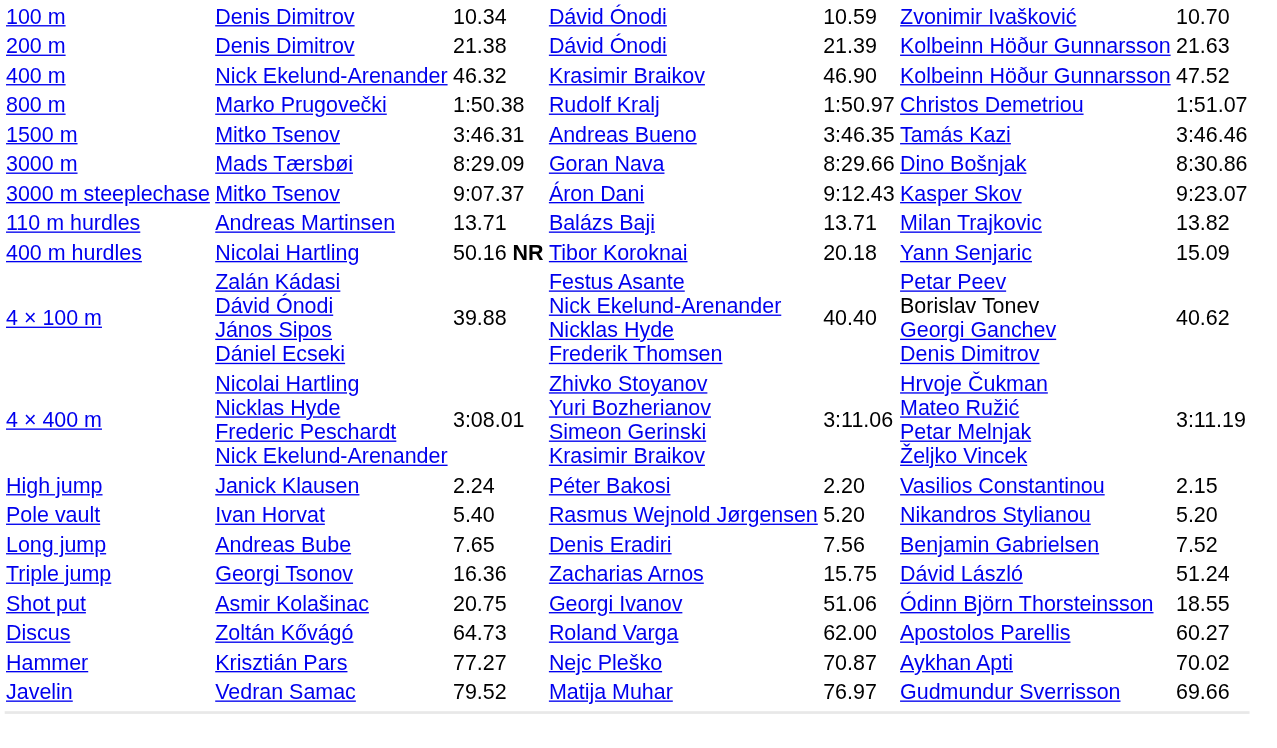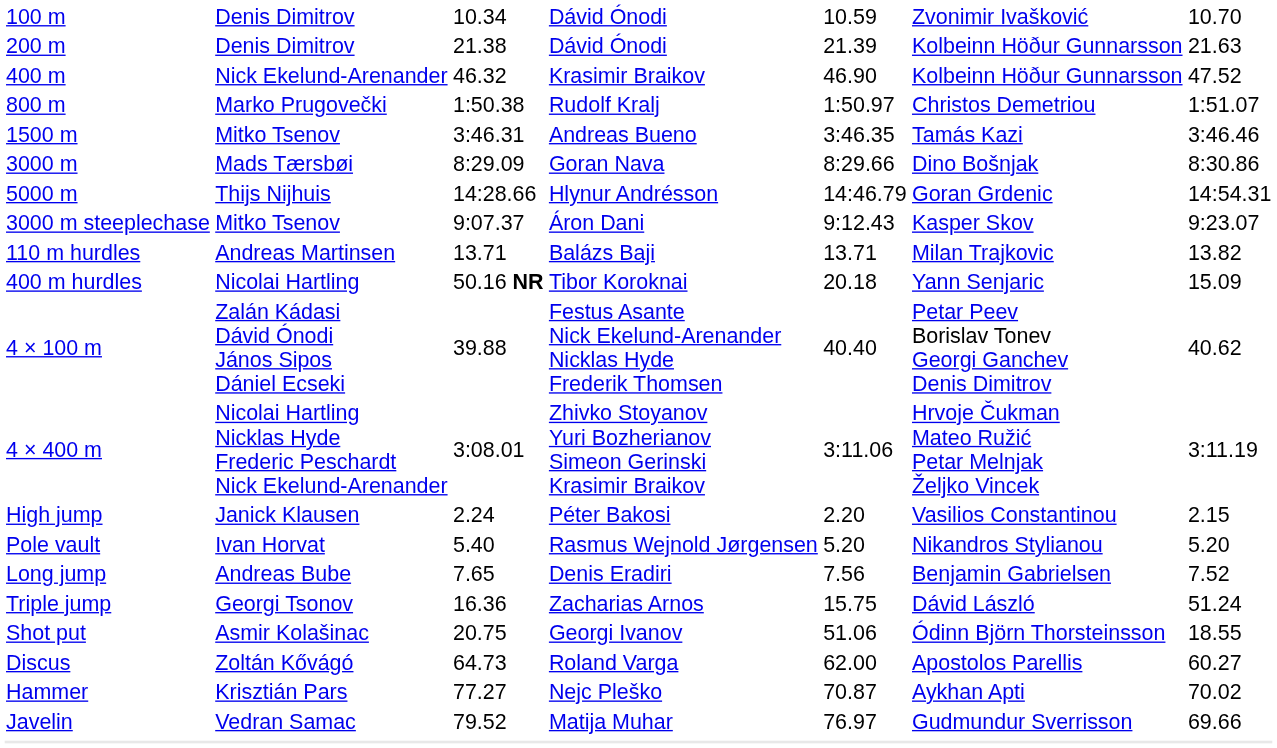+ row: (42, 193)
